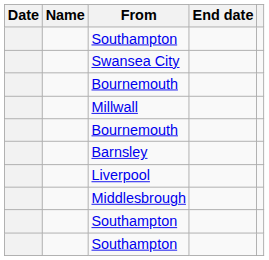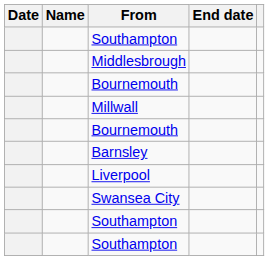rows swapped: (23, 62) <-> (23, 199)
